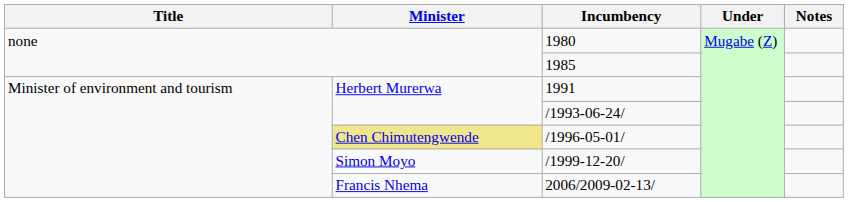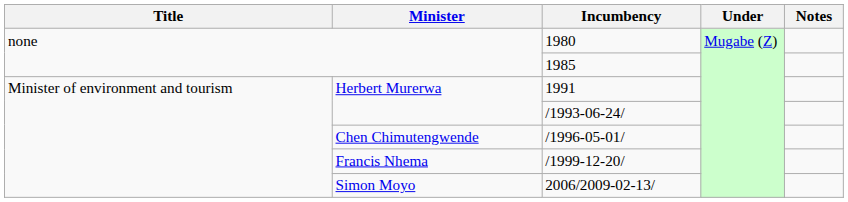(407, 137) khaki background -> (407, 137) no background
(375, 161) Simon Moyo -> (382, 161) Francis Nhema
(382, 185) Francis Nhema -> (375, 185) Simon Moyo
